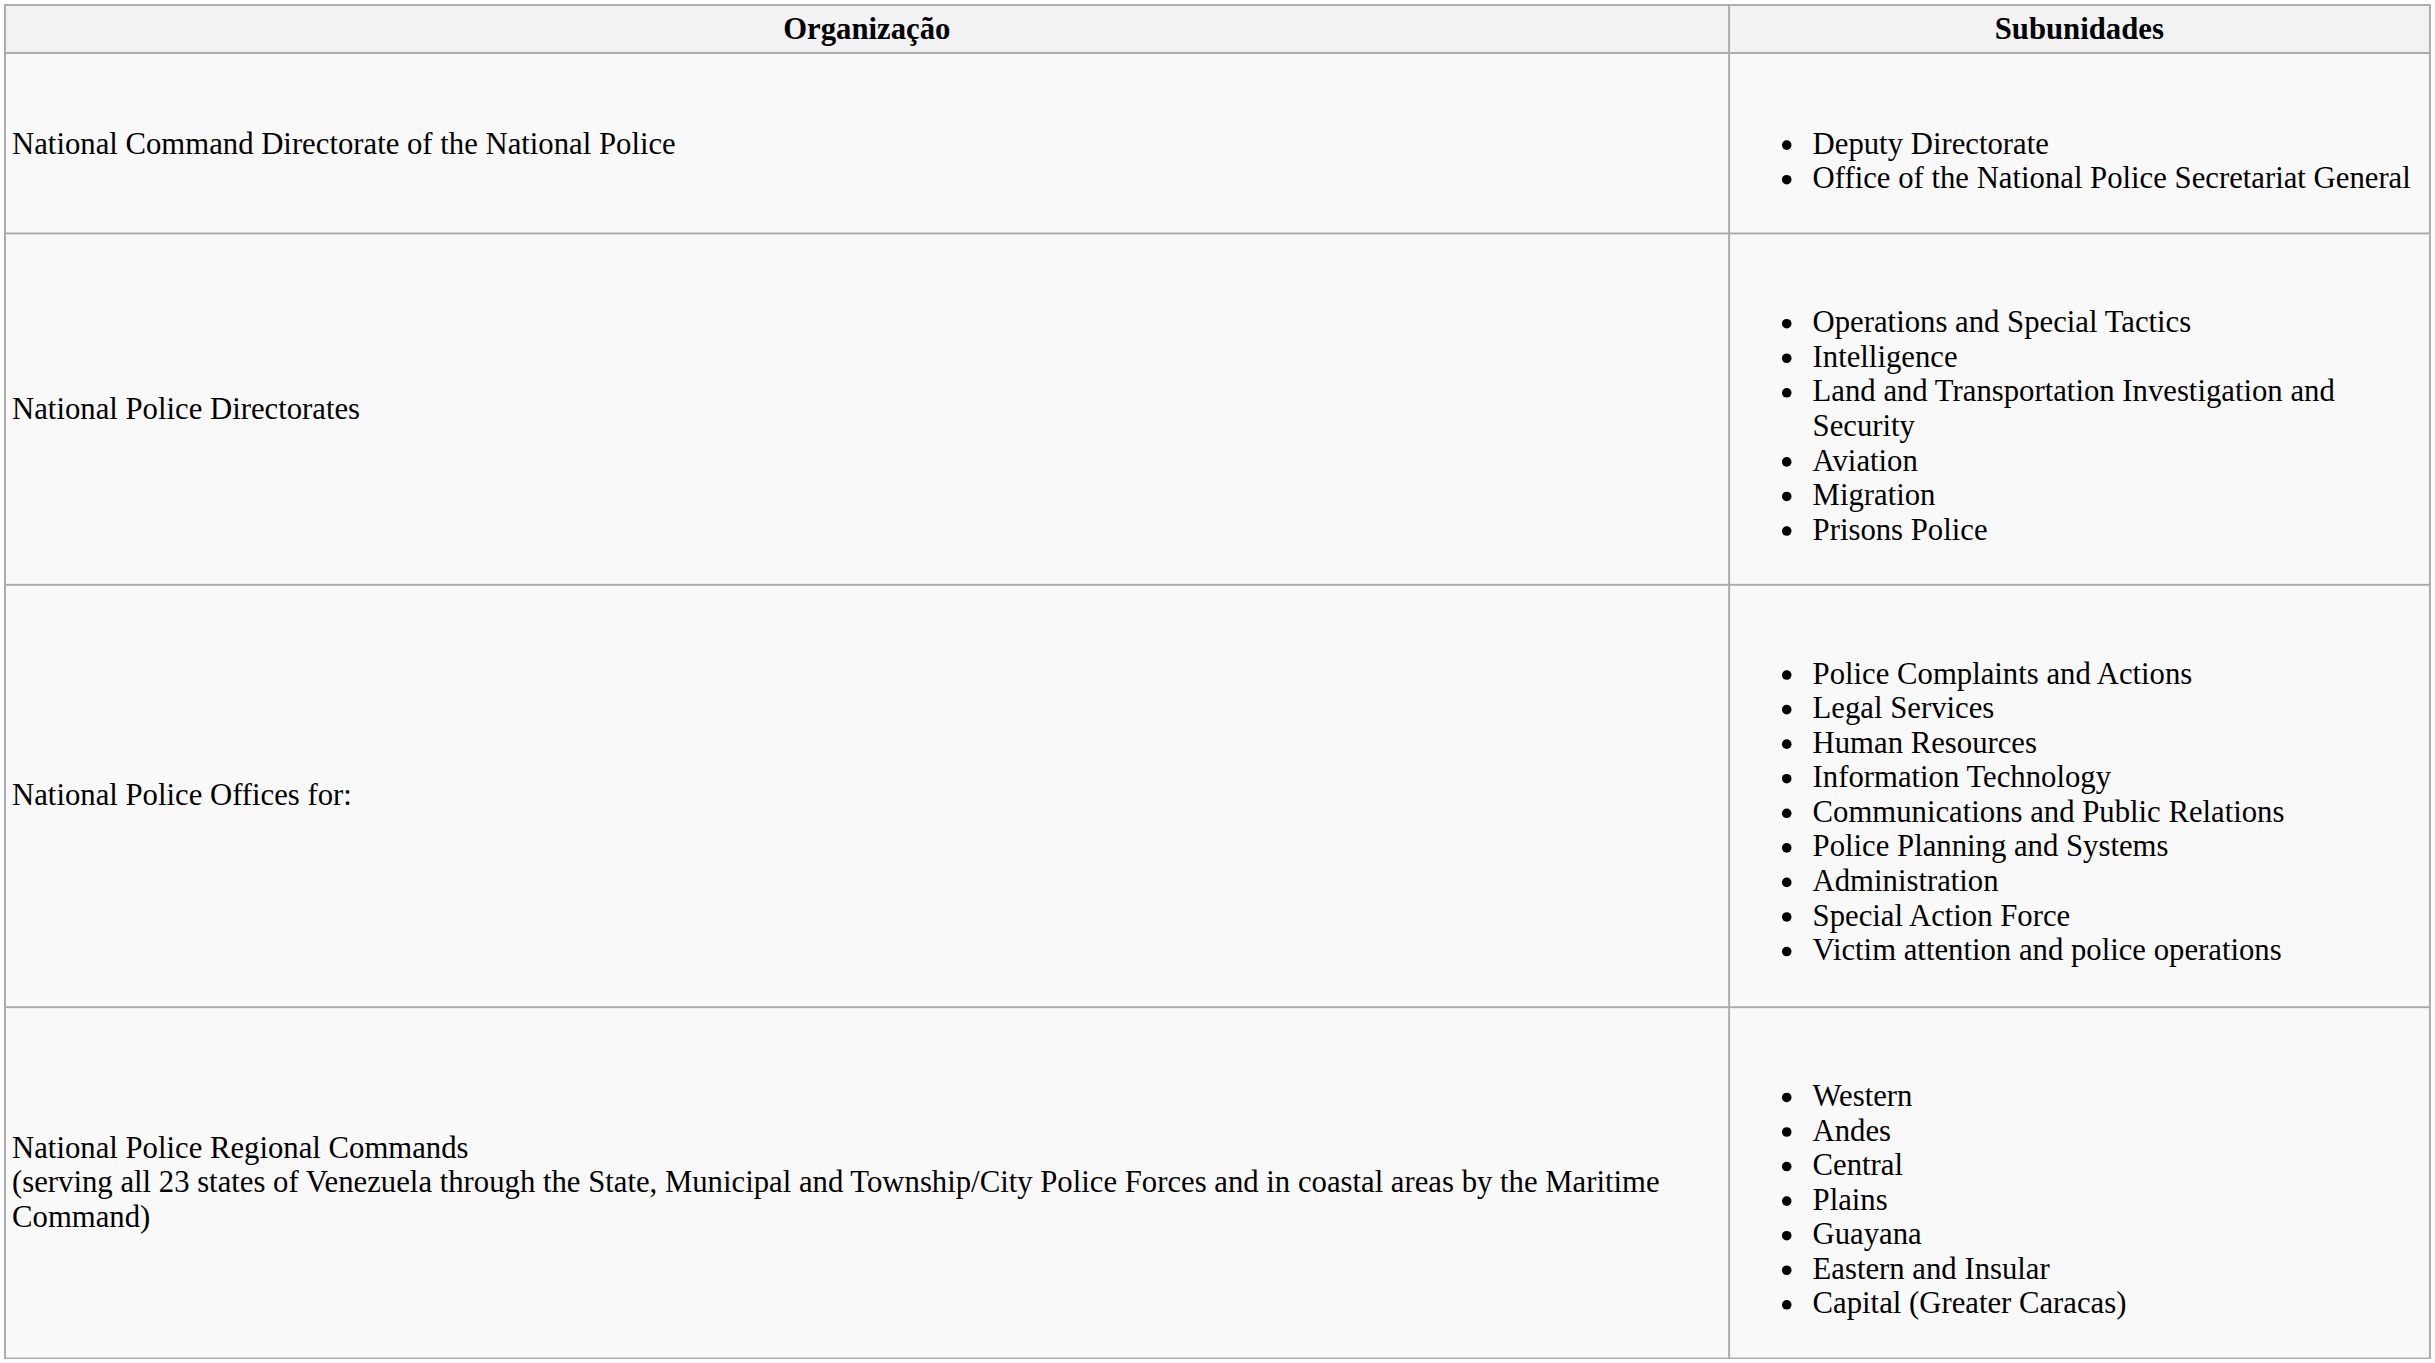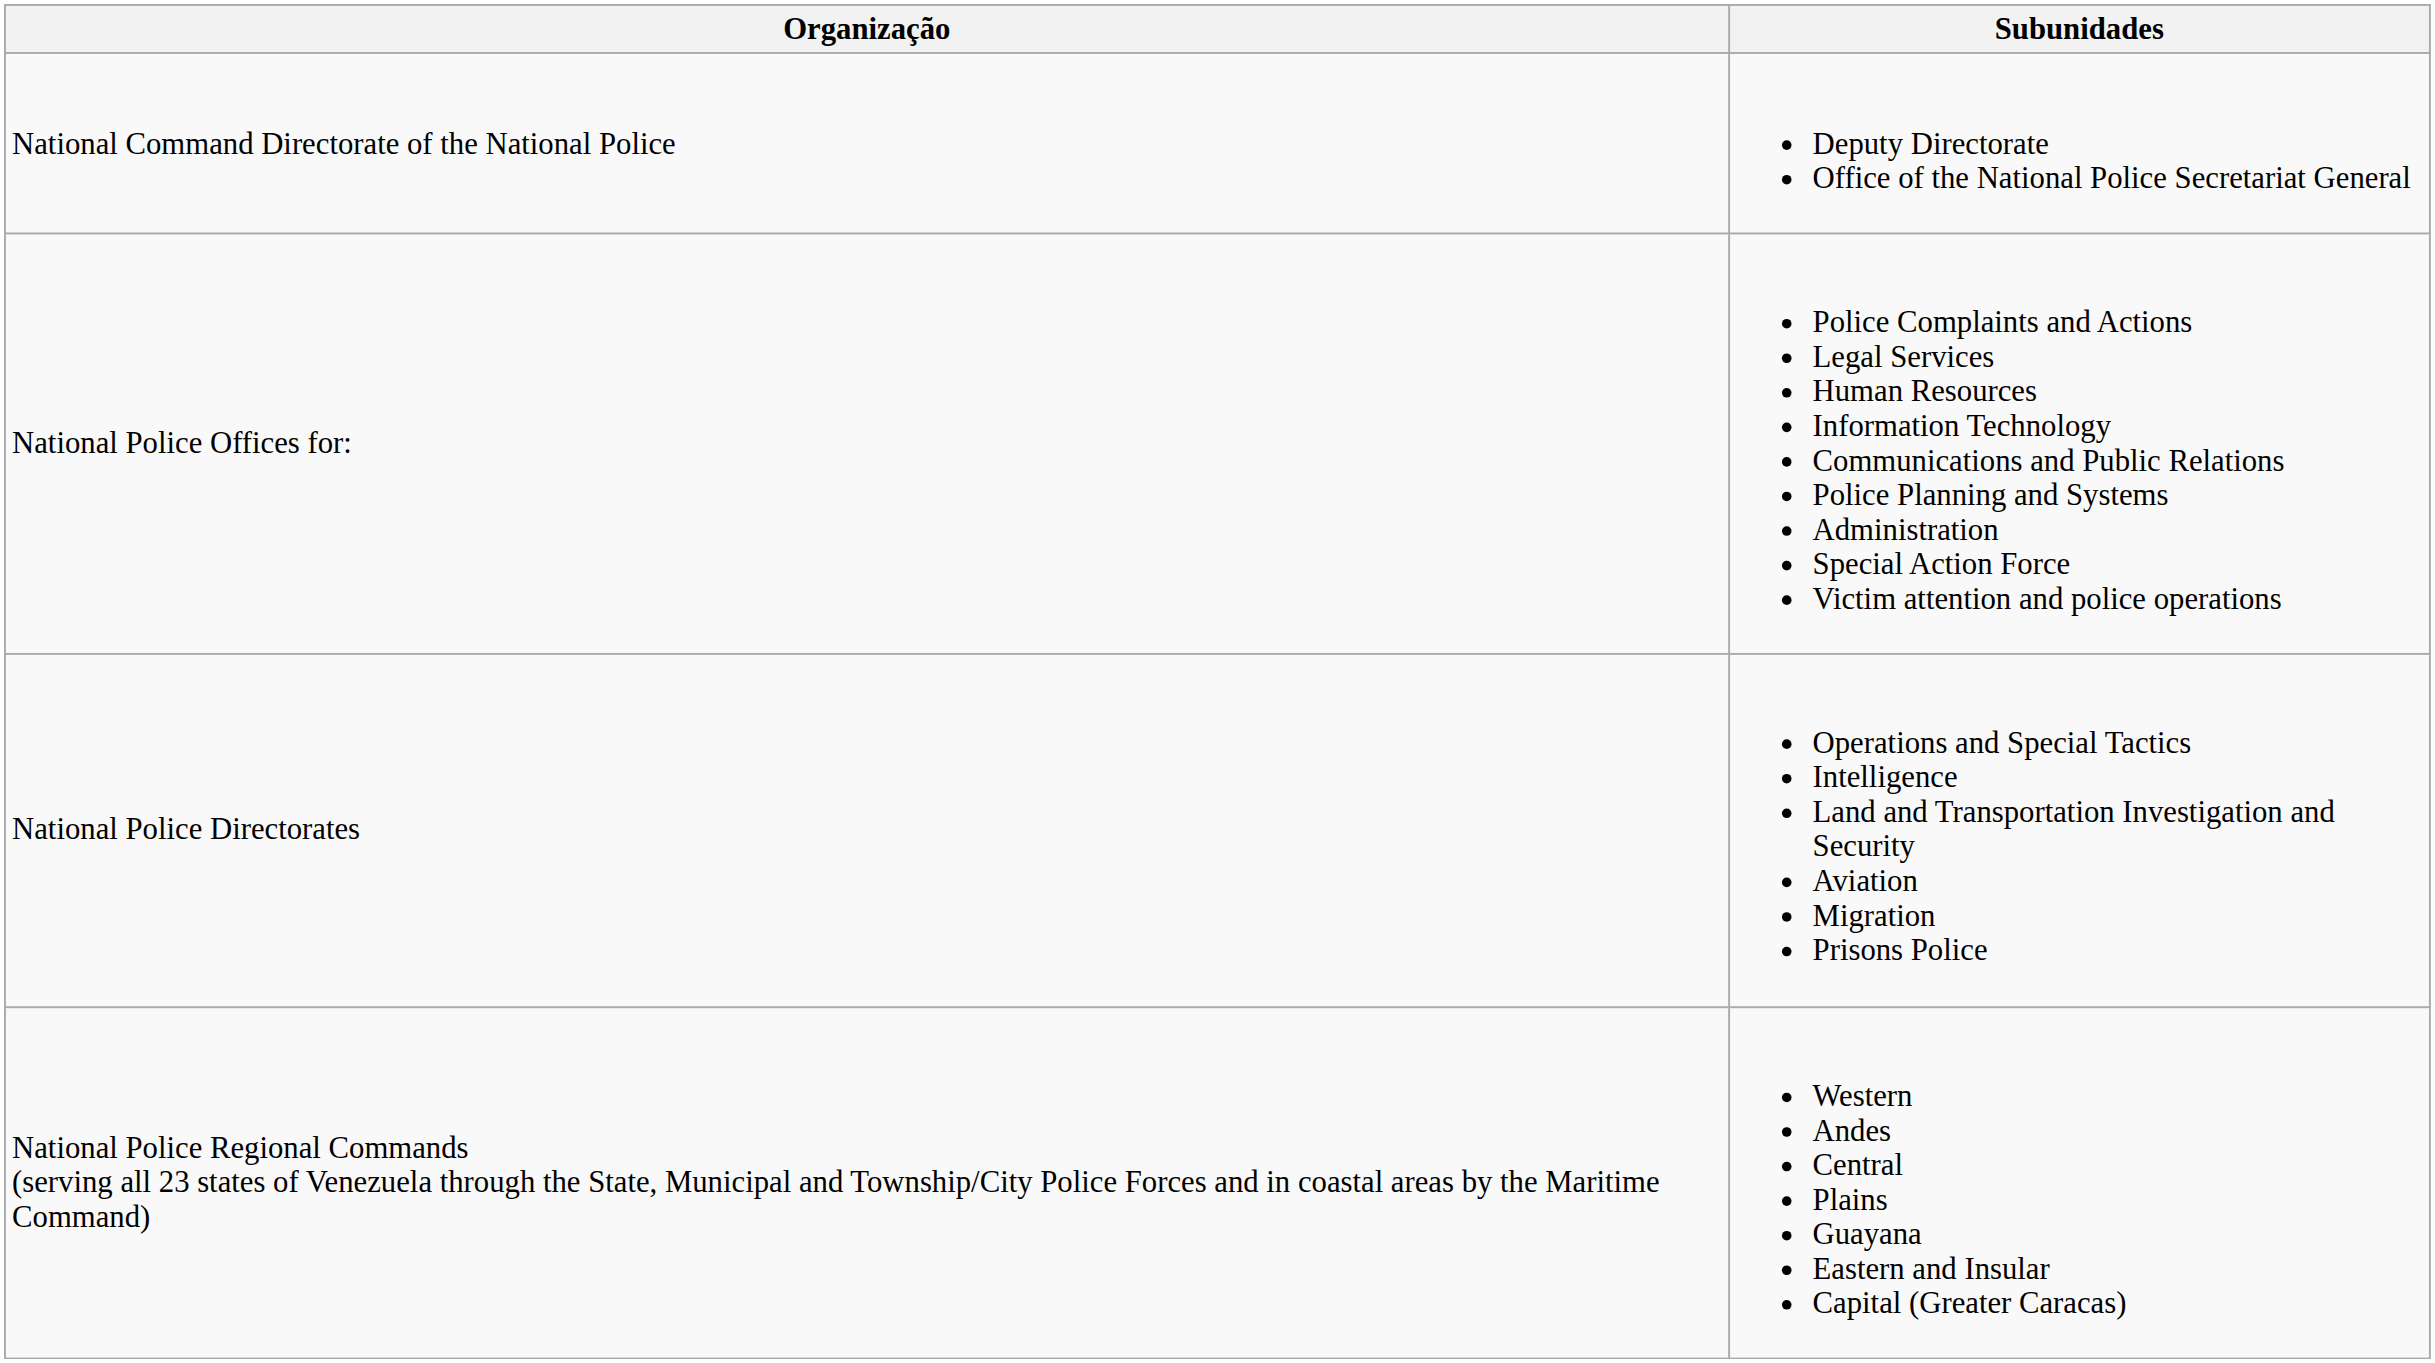rows swapped: (182, 795) <-> (186, 408)
